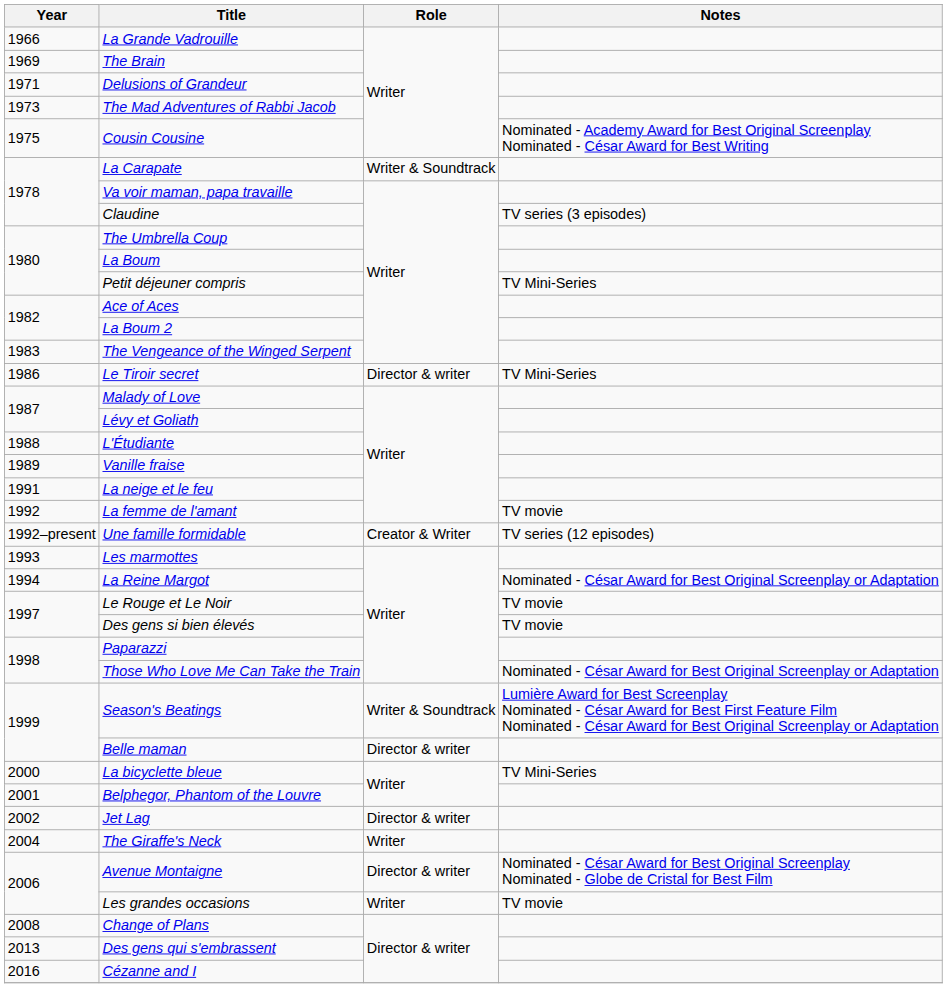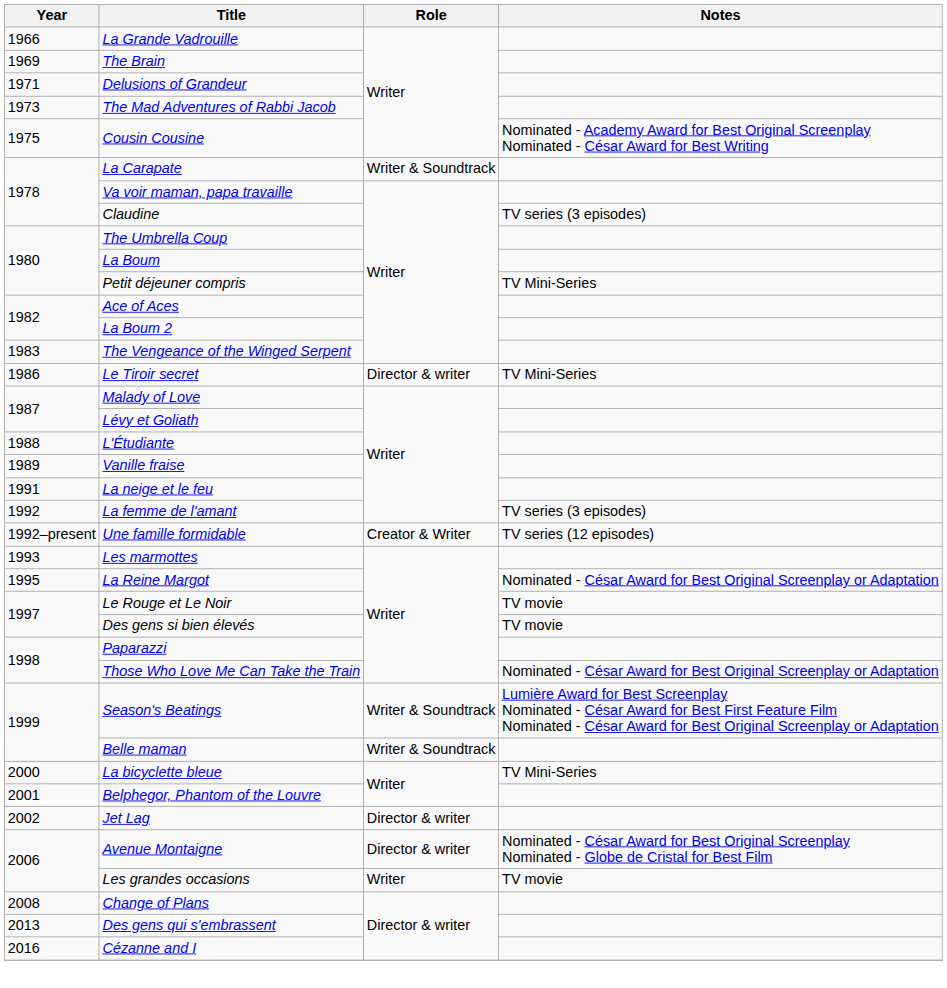(532, 511) TV movie -> (574, 511) TV series (3 episodes)
(24, 580) 1994 -> (24, 580) 1995
(418, 749) Director & writer -> (431, 749) Writer & Soundtrack
- row: (162, 840)
